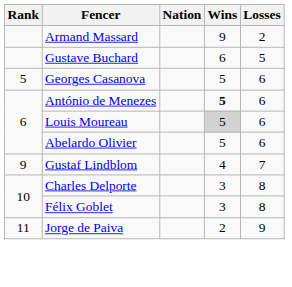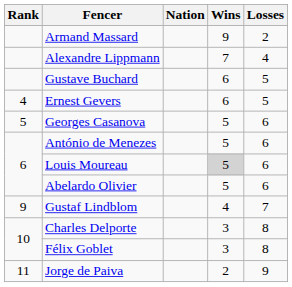+ row: (102, 57)
+ row: (83, 100)
(222, 100) bold -> (226, 143) normal
